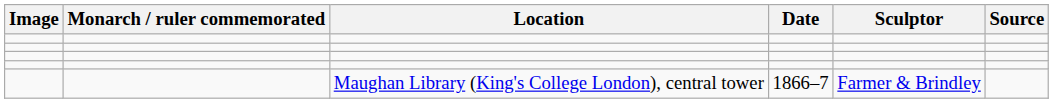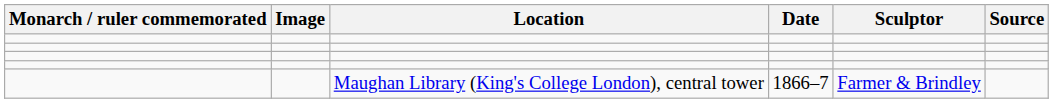columns swapped: (34, 19) <-> (196, 19)
